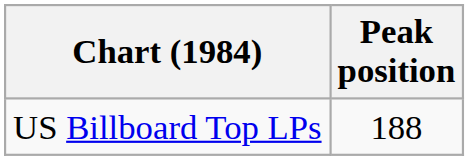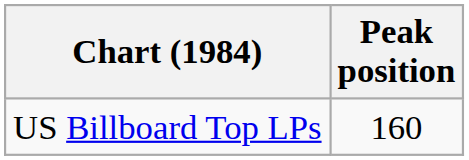(396, 126) 188 -> (396, 126) 160
